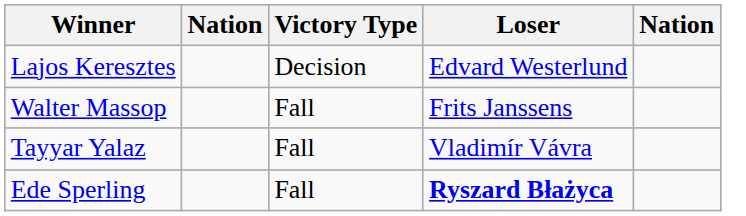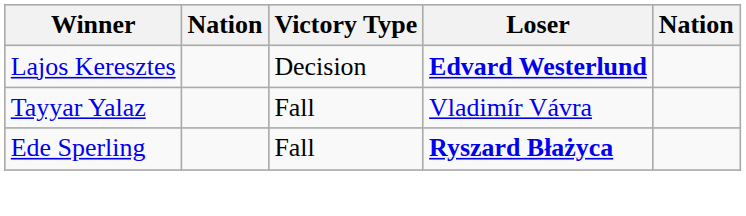(528, 66) normal -> (538, 66) bold
- row: (89, 107)
